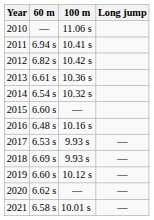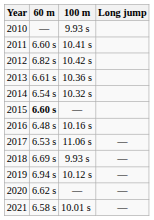(77, 28) 11.06 s -> (77, 28) 9.93 s
(44, 45) 6.94 s -> (44, 45) 6.60 s
(44, 110) normal -> (44, 110) bold
(77, 142) 9.93 s -> (77, 142) 11.06 s
(44, 175) 6.60 s -> (44, 175) 6.94 s
